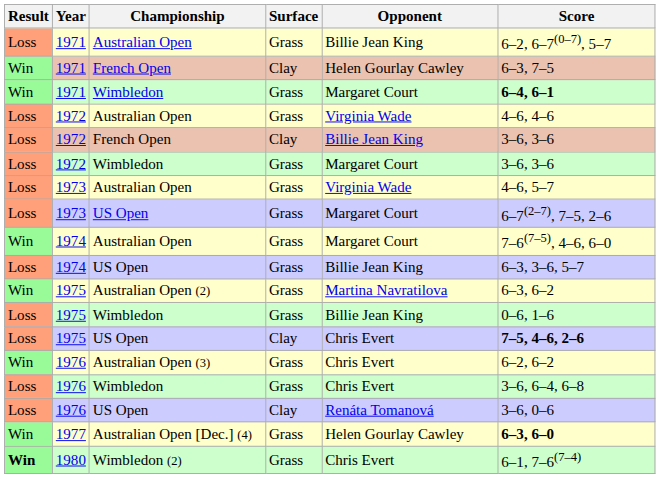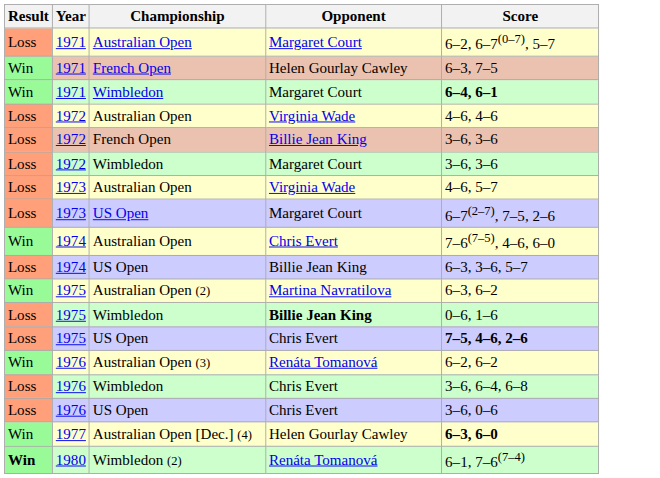- column: (294, 16)
(374, 42) Billie Jean King -> (315, 42) Margaret Court
(372, 241) Margaret Court -> (303, 241) Chris Evert
(374, 314) normal -> (320, 314) bold
(360, 362) Chris Evert -> (323, 362) Renáta Tomanová
(379, 410) Renáta Tomanová -> (303, 410) Chris Evert
(360, 460) Chris Evert -> (323, 460) Renáta Tomanová
